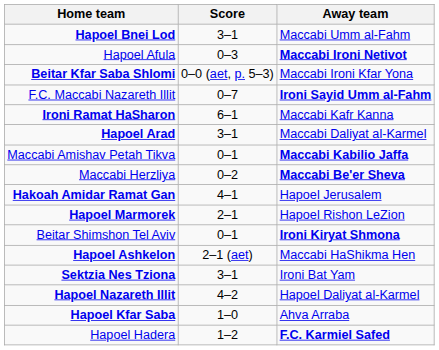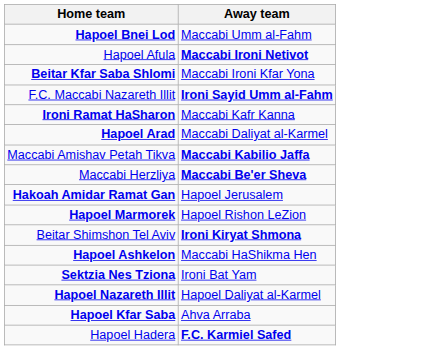- column: (227, 14)
